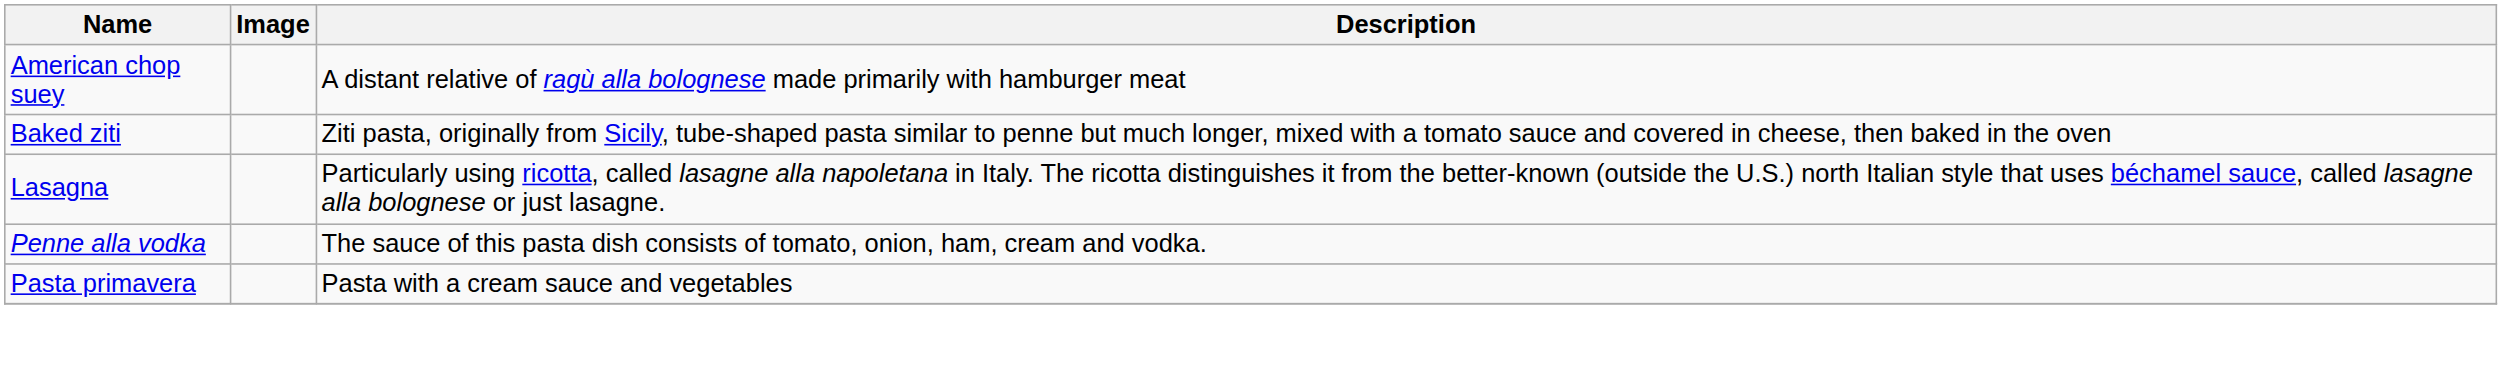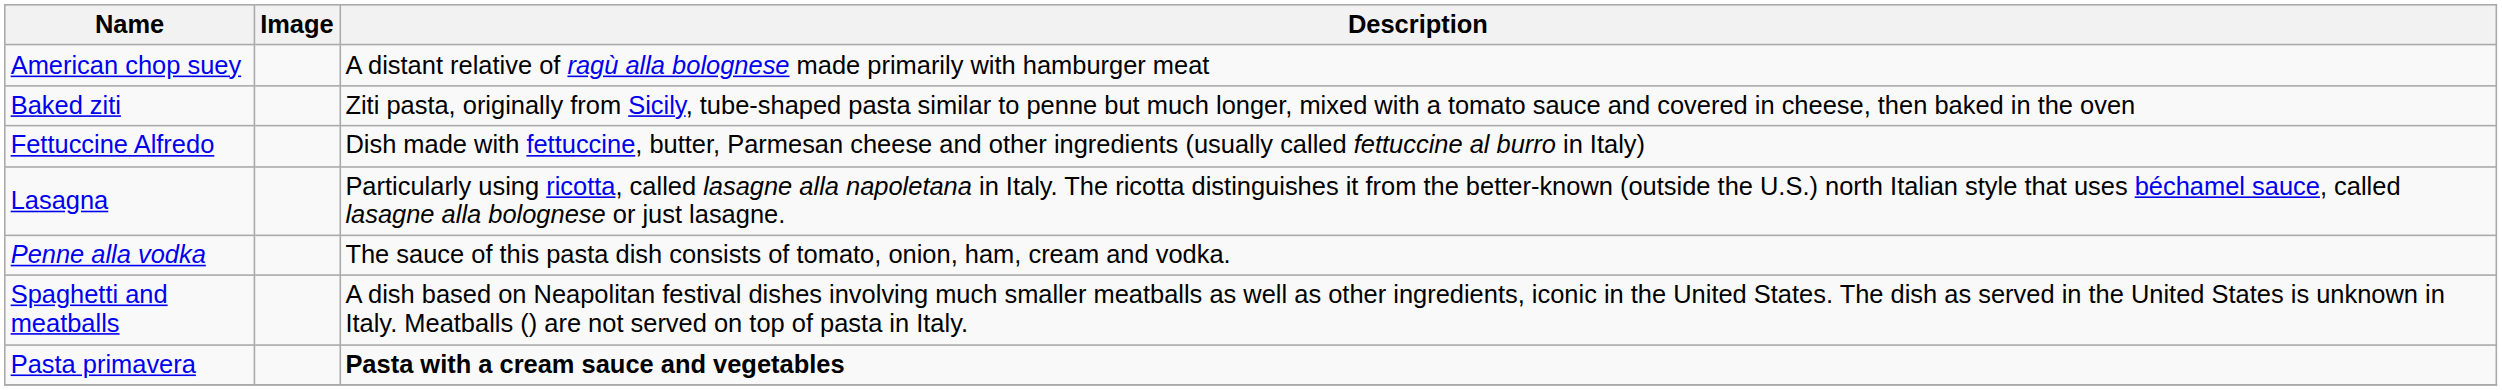+ row: (112, 145)
+ row: (89, 309)
(557, 283) normal -> (595, 364) bold
